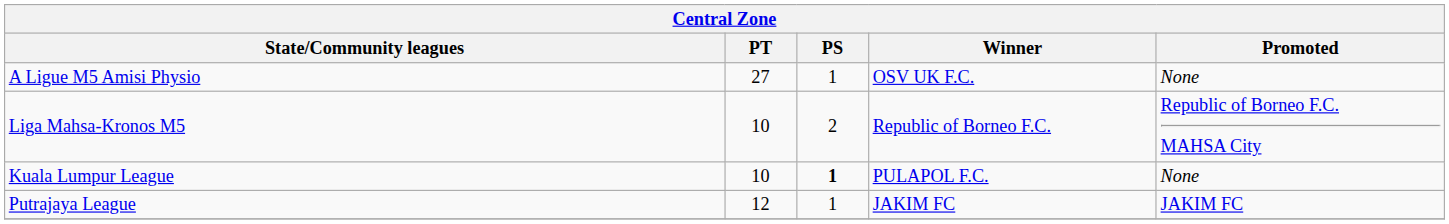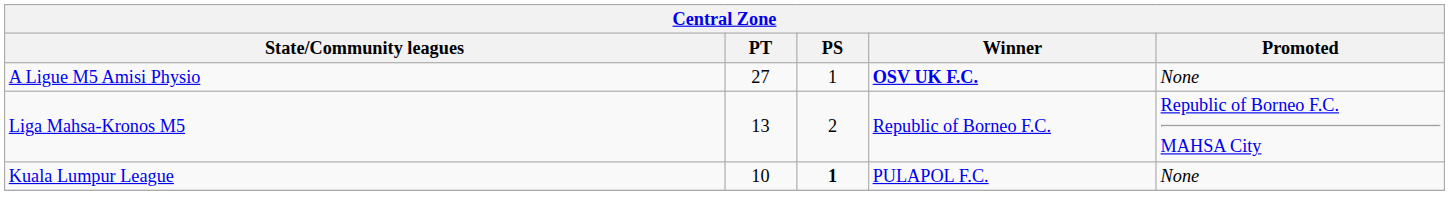(923, 76) normal -> (925, 76) bold
(760, 126) 10 -> (760, 126) 13
- row: (72, 204)
